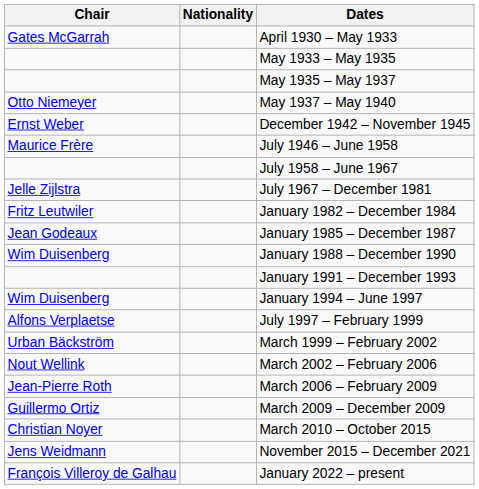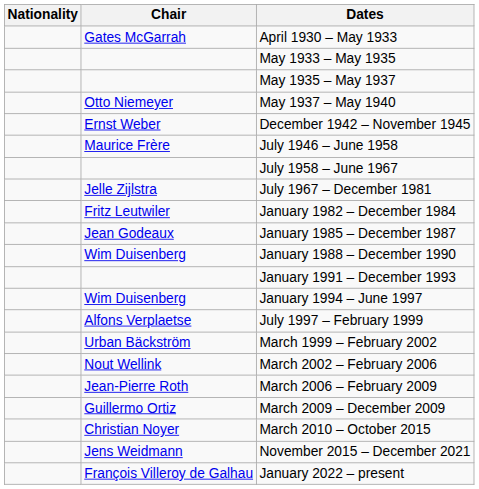columns swapped: (92, 15) <-> (218, 15)
